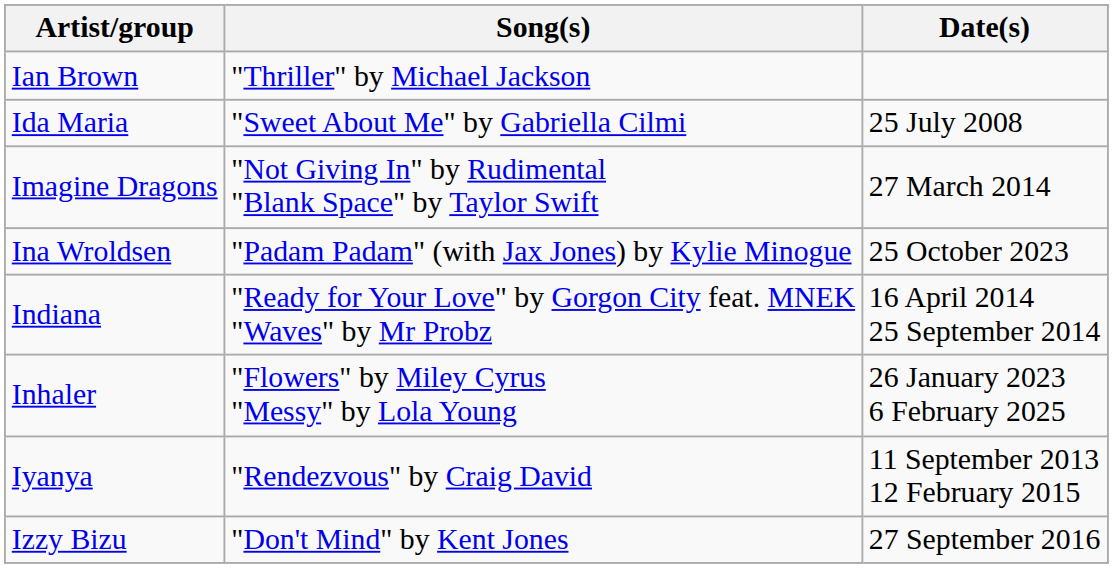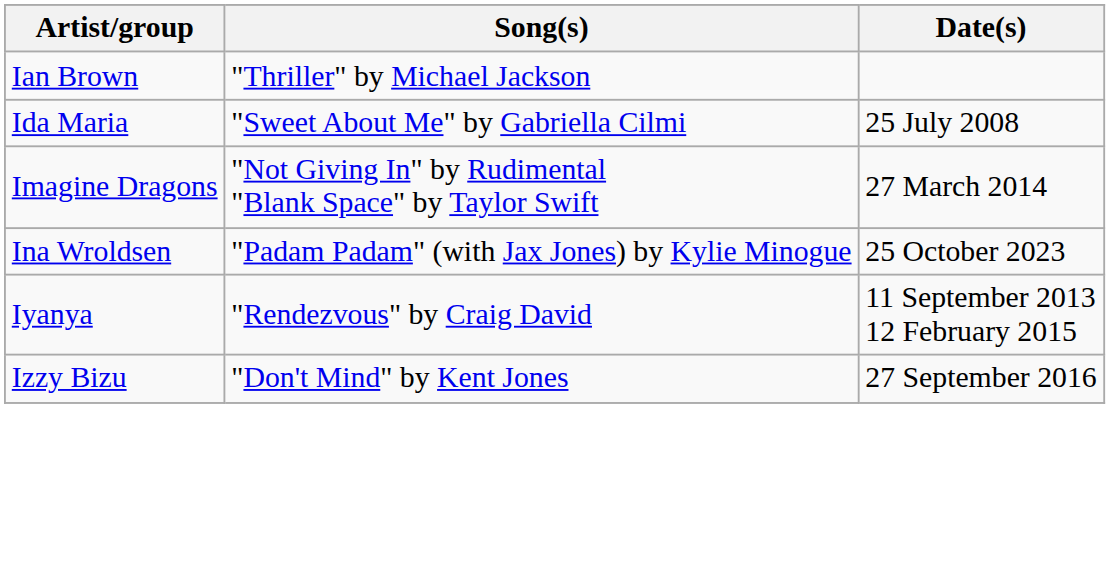- row: (56, 314)
- row: (54, 394)
